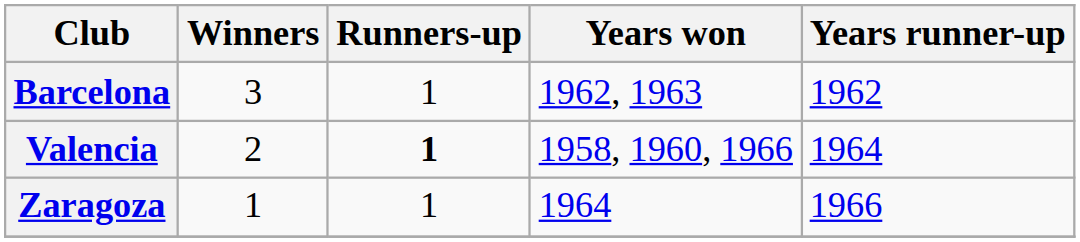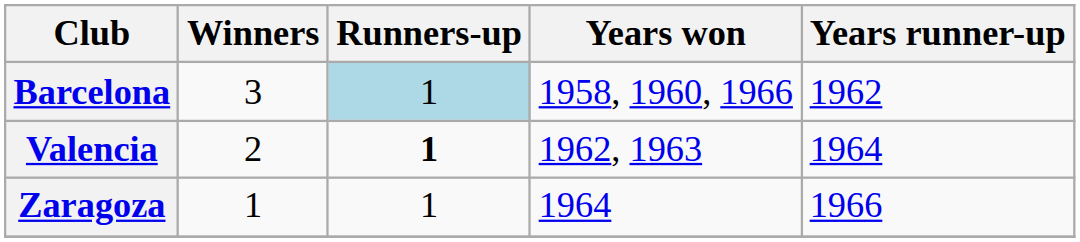(429, 90) no background -> (429, 90) lightblue background
(620, 90) 1962, 1963 -> (666, 90) 1958, 1960, 1966
(666, 148) 1958, 1960, 1966 -> (620, 148) 1962, 1963
